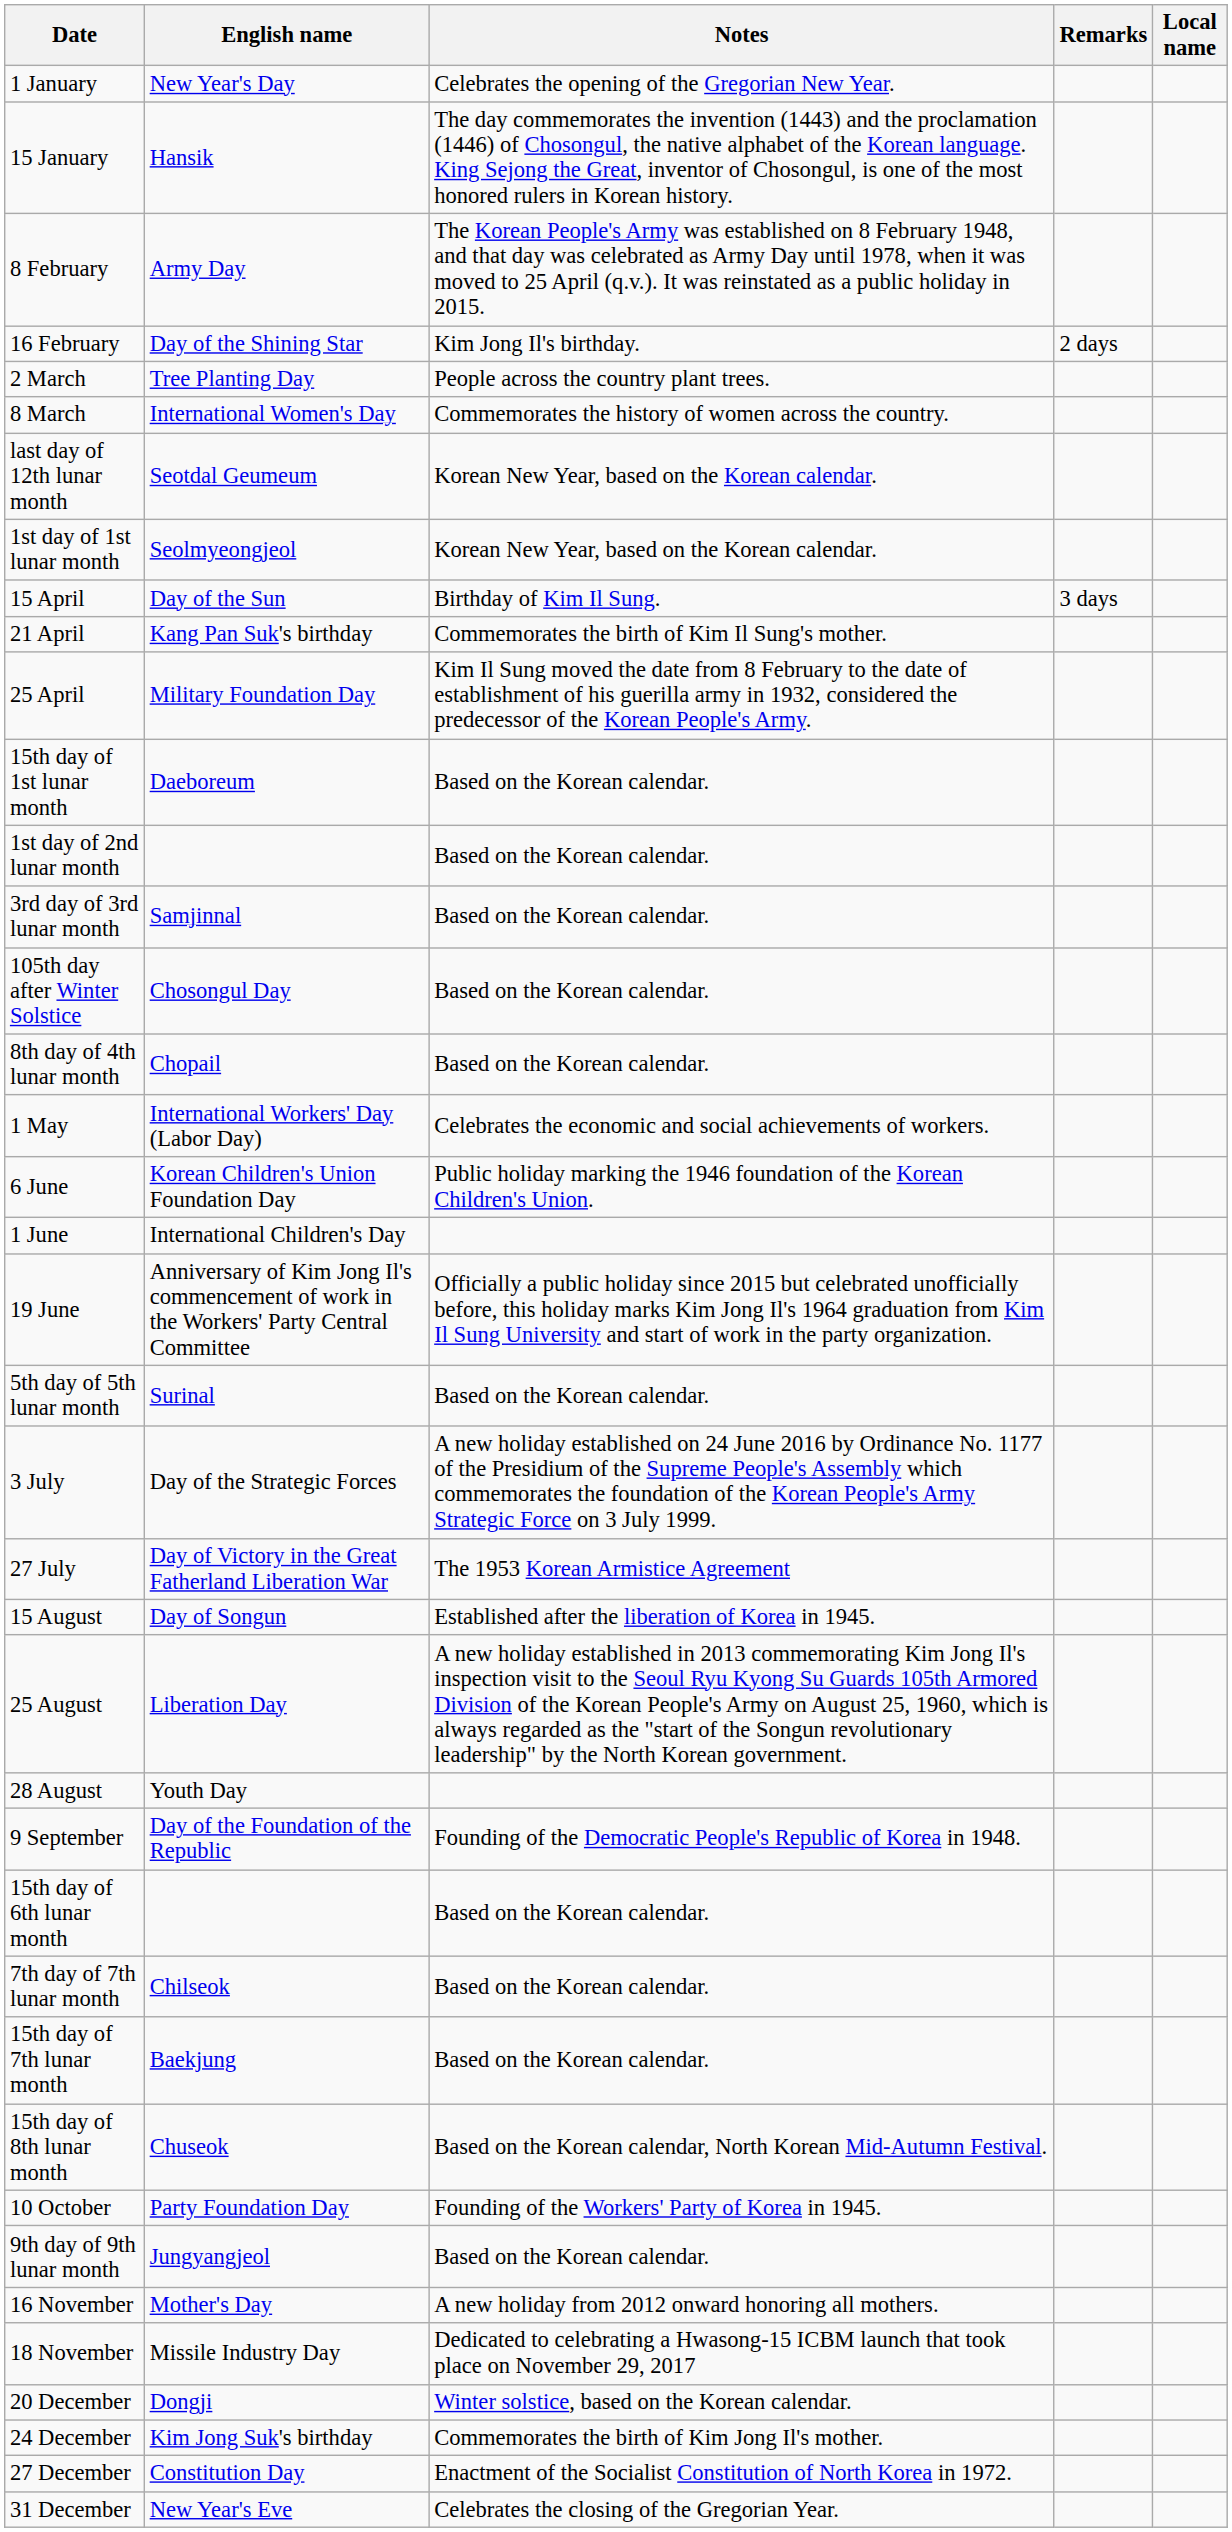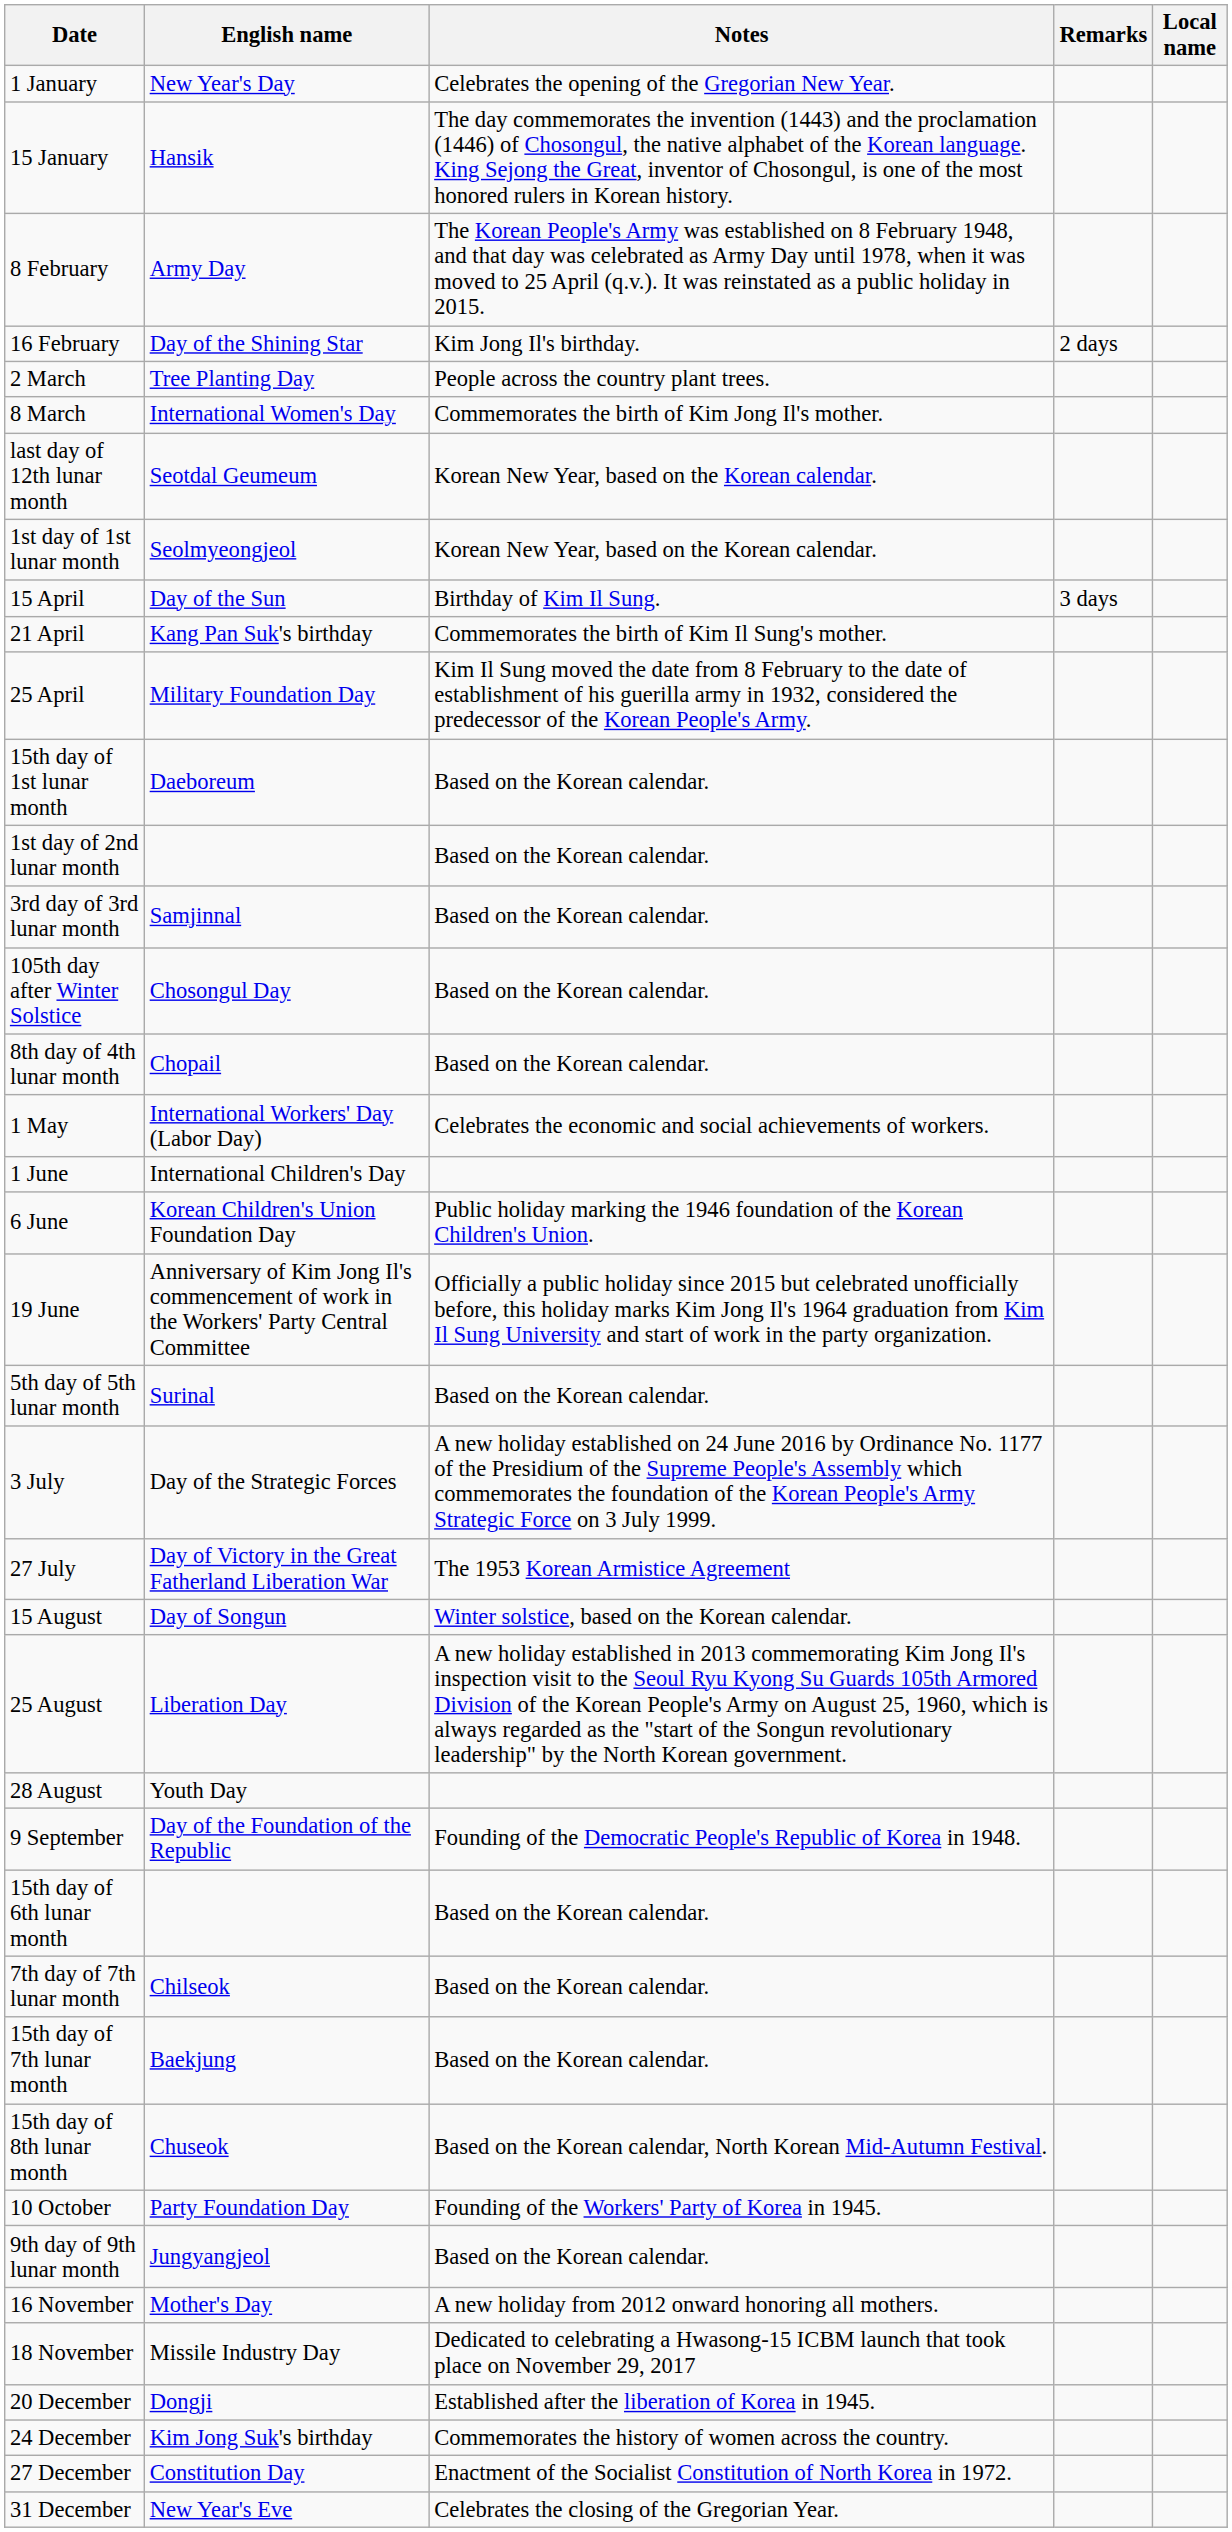(692, 414) Commemorates the history of women across the country. -> (659, 414) Commemorates the birth of Kim Jong Il's mother.
rows swapped: (39, 1235) <-> (39, 1186)
(655, 1617) Established after the liberation of Korea in 1945. -> (643, 1617) Winter solstice, based on the Korean calendar.
(643, 2401) Winter solstice, based on the Korean calendar. -> (655, 2401) Established after the liberation of Korea in 1945.
(659, 2437) Commemorates the birth of Kim Jong Il's mother. -> (692, 2437) Commemorates the history of women across the country.
